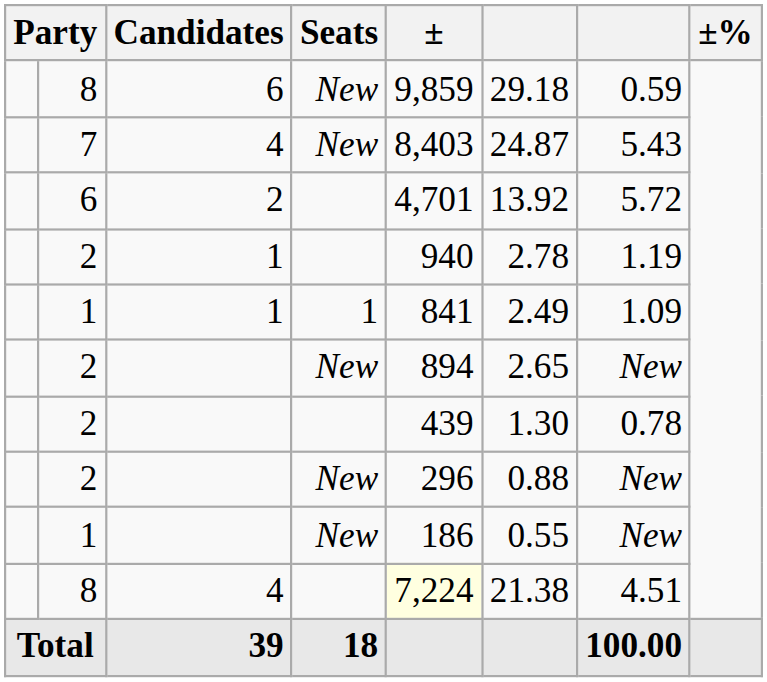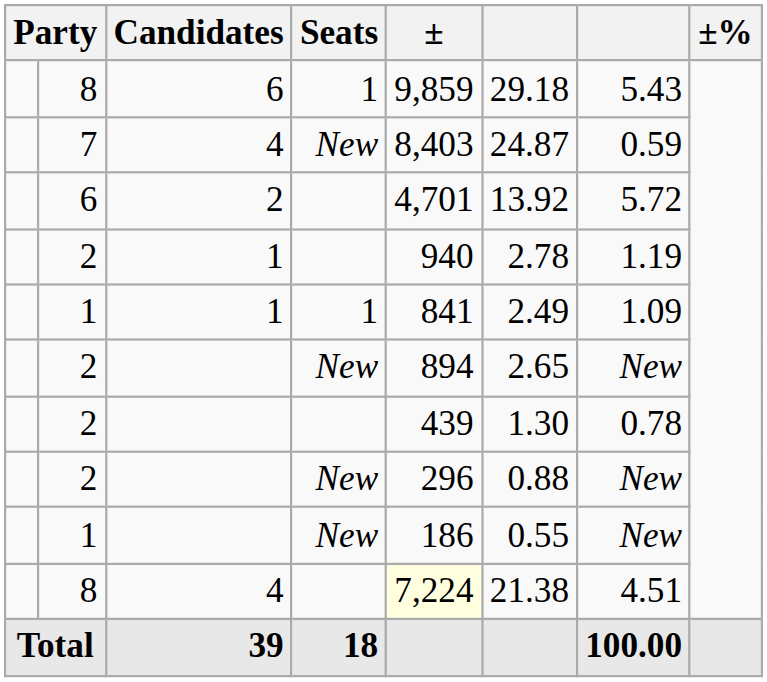(347, 88) New -> (369, 88) 1
(651, 88) 0.59 -> (651, 88) 5.43
(651, 144) 5.43 -> (651, 144) 0.59
